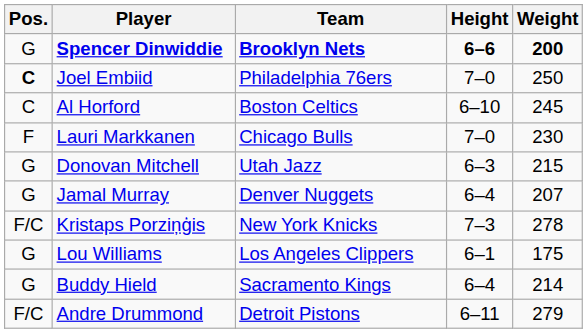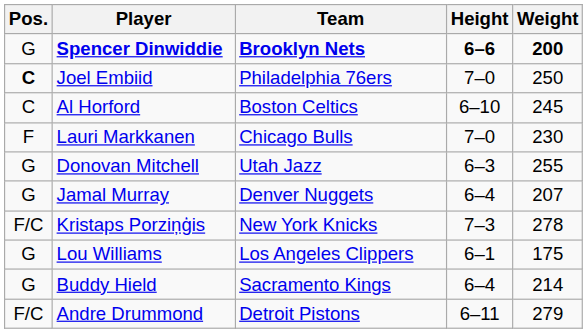(548, 166) 215 -> (548, 166) 255
